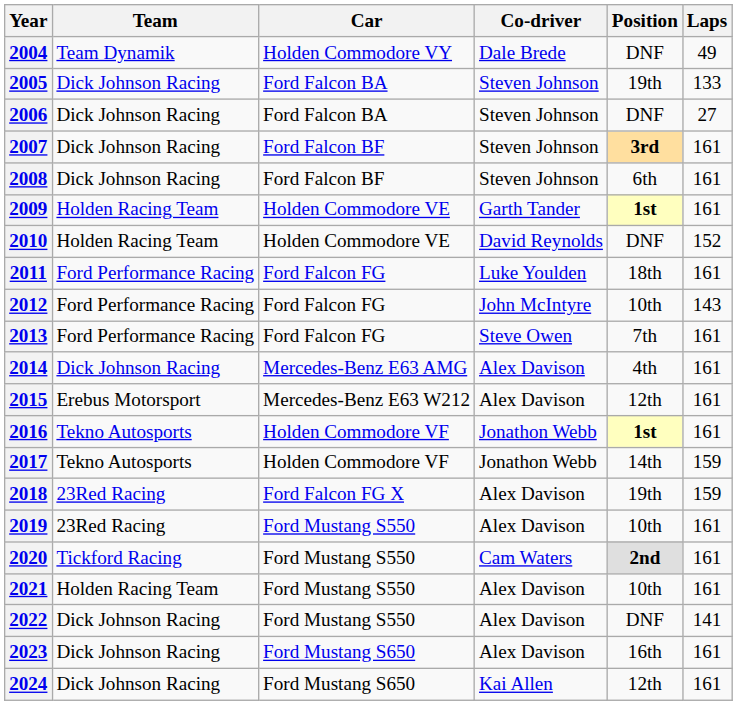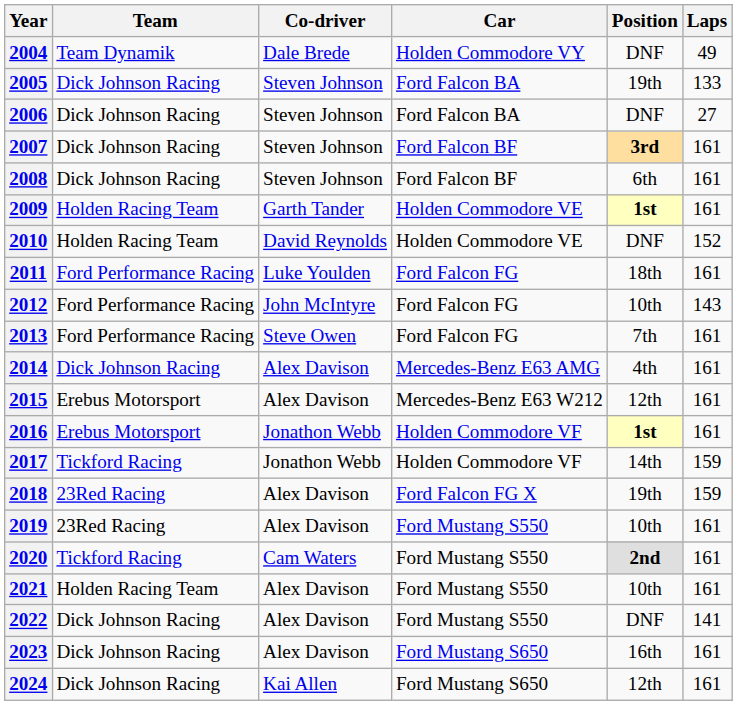columns swapped: (367, 20) <-> (541, 20)
(124, 431) Tekno Autosports -> (128, 431) Erebus Motorsport
(124, 462) Tekno Autosports -> (119, 462) Tickford Racing
